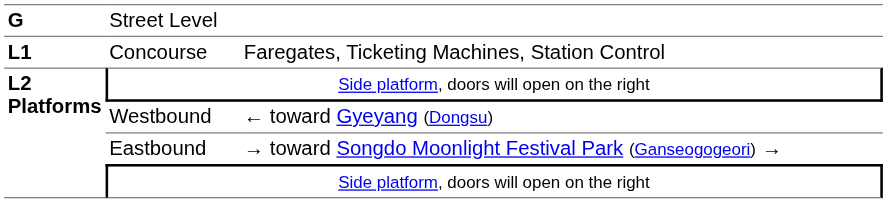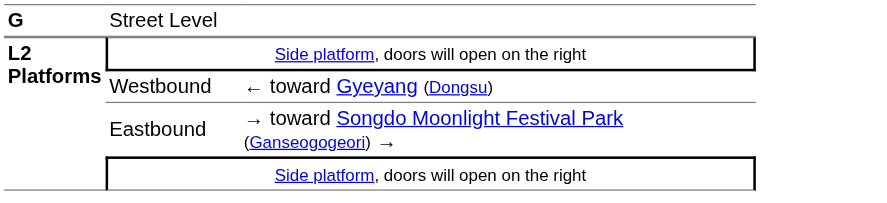- row: (158, 52)
